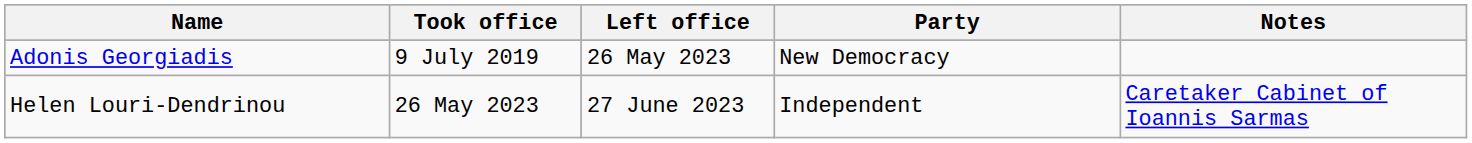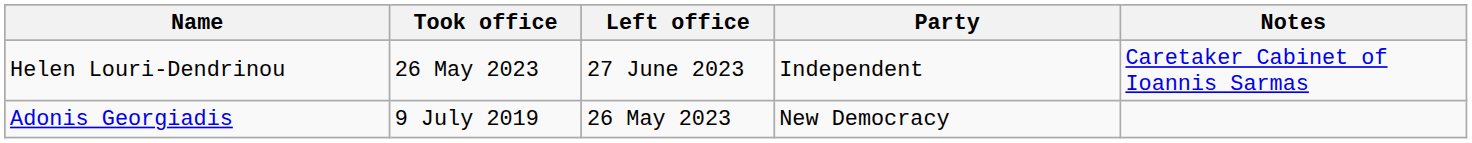rows swapped: (121, 58) <-> (148, 106)
